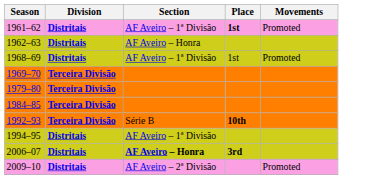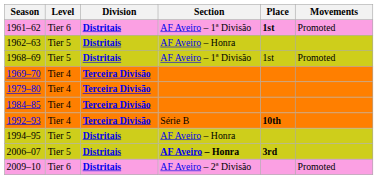+ column: (63, 12)
(171, 136) AF Aveiro – 1ª Divisão -> (198, 136) AF Aveiro – Honra
